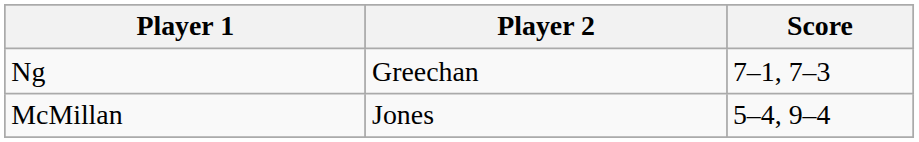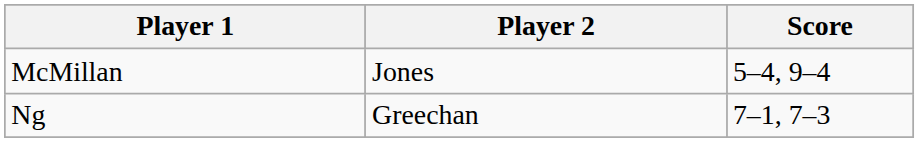rows swapped: (28, 70) <-> (67, 114)
